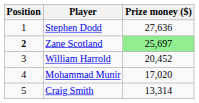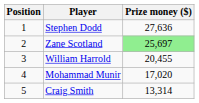(24, 43) bold -> (24, 43) normal
(158, 59) 20,452 -> (158, 59) 20,455
